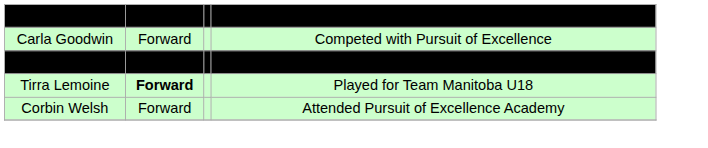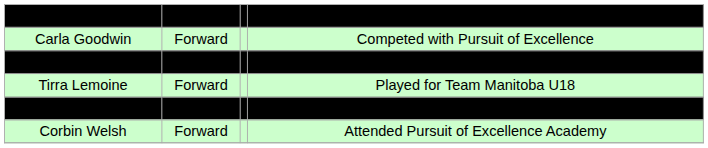(165, 62) Forward -> (201, 62) Defense
(165, 85) bold -> (201, 85) normal
+ row: (83, 108)
